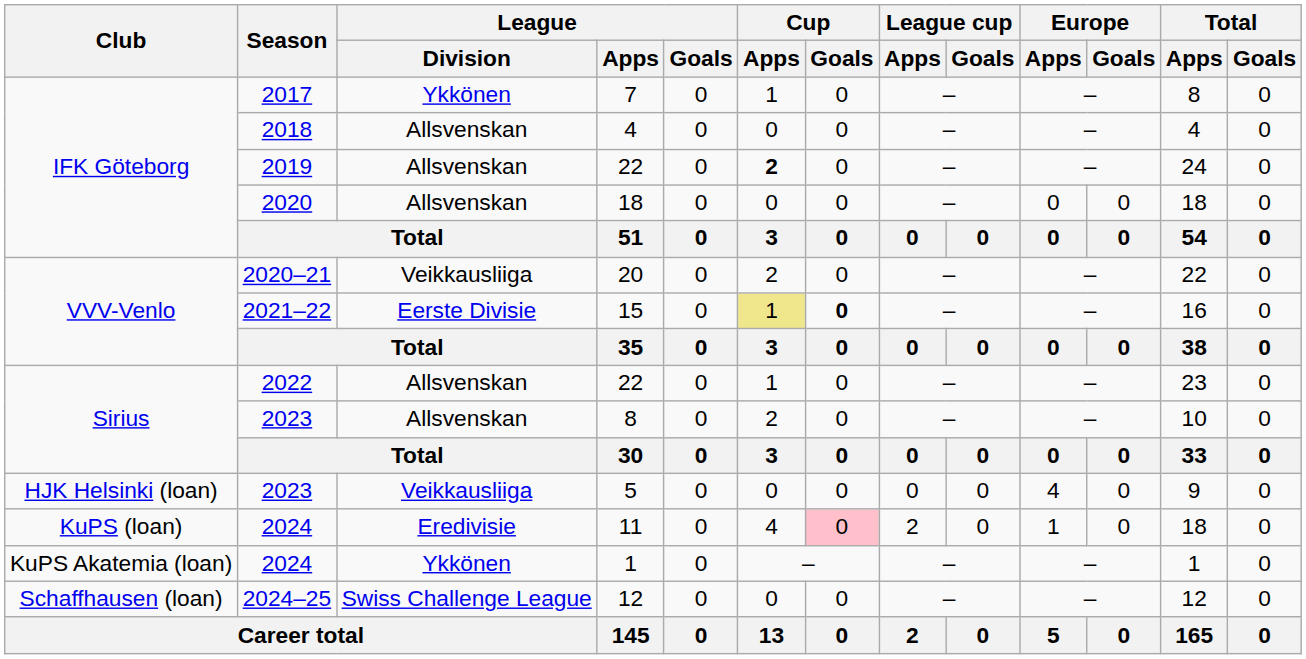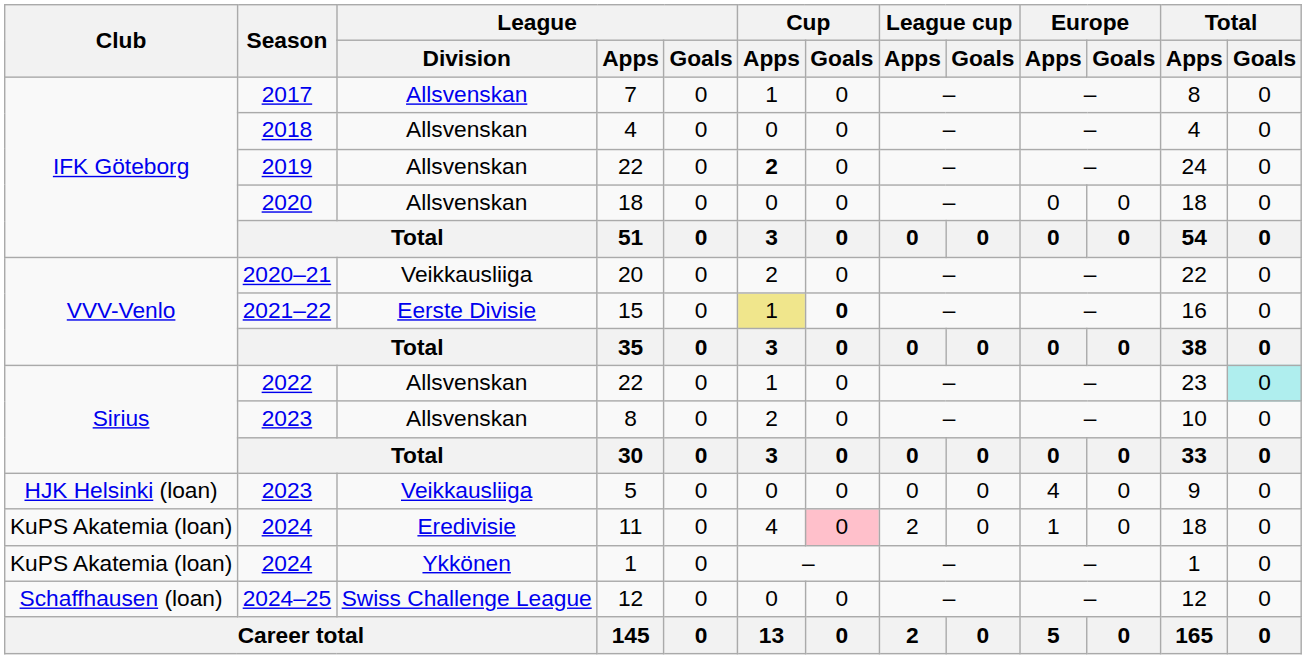(467, 94) Ykkönen -> (467, 94) Allsvenskan
(1265, 382) no background -> (1265, 382) paleturquoise background
(121, 526) KuPS (loan) -> (121, 526) KuPS Akatemia (loan)
